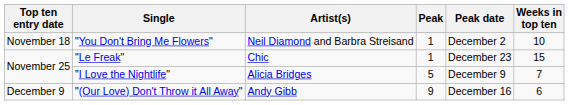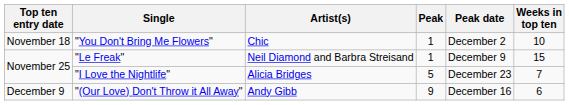(331, 41) Neil Diamond and Barbra Streisand -> (258, 41) Chic
(258, 58) Chic -> (331, 58) Neil Diamond and Barbra Streisand
(480, 58) December 23 -> (477, 58) December 9
(477, 74) December 9 -> (480, 74) December 23
